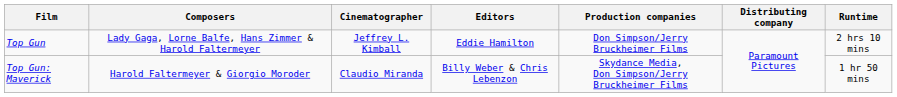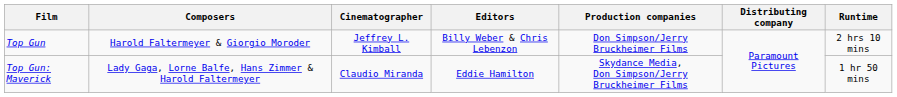(210, 43) Lady Gaga, Lorne Balfe, Hans Zimmer & Harold Faltermeyer -> (210, 43) Harold Faltermeyer & Giorgio Moroder
(495, 43) Eddie Hamilton -> (495, 43) Billy Weber & Chris Lebenzon
(210, 74) Harold Faltermeyer & Giorgio Moroder -> (210, 74) Lady Gaga, Lorne Balfe, Hans Zimmer & Harold Faltermeyer
(495, 74) Billy Weber & Chris Lebenzon -> (495, 74) Eddie Hamilton
